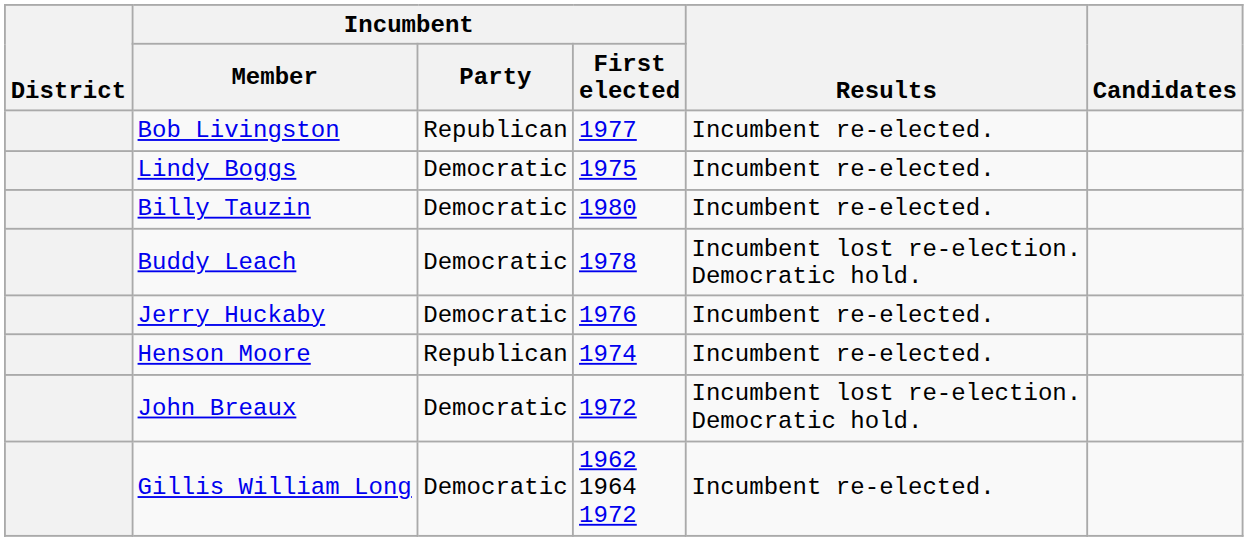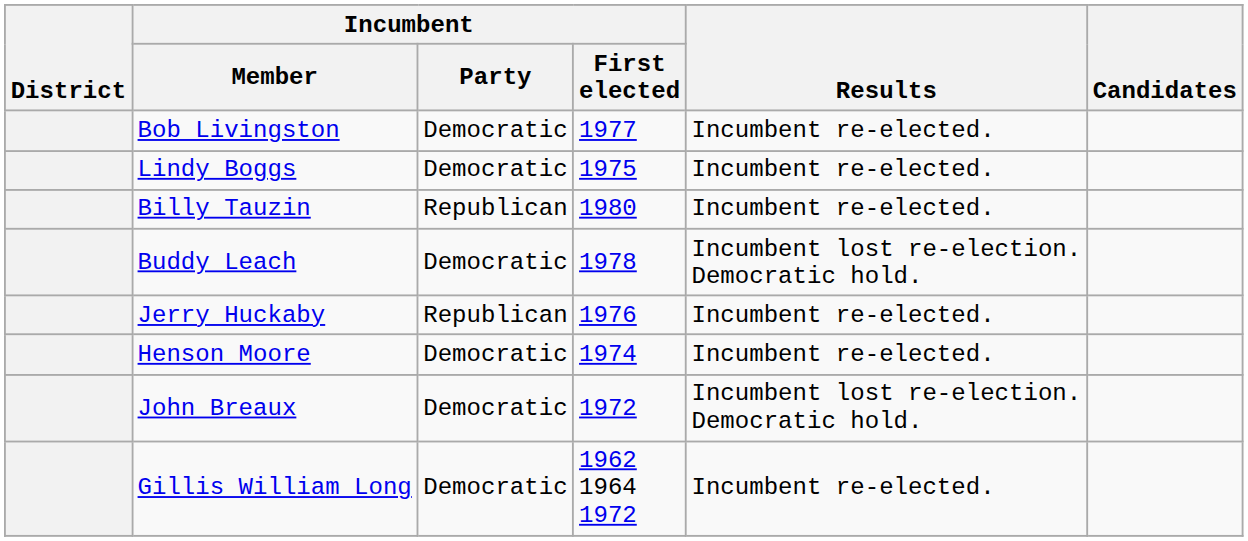(495, 131) Republican -> (495, 131) Democratic
(495, 209) Democratic -> (495, 209) Republican
(495, 315) Democratic -> (495, 315) Republican
(495, 354) Republican -> (495, 354) Democratic
